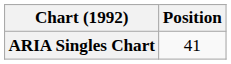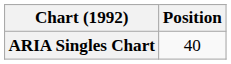(192, 45) 41 -> (192, 45) 40
